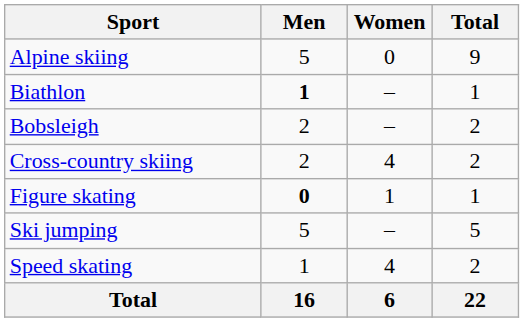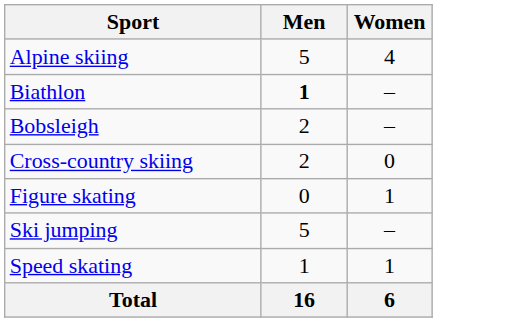- column: (475, 21)
(390, 56) 0 -> (390, 56) 4
(390, 160) 4 -> (390, 160) 0
(304, 195) bold -> (304, 195) normal
(390, 265) 4 -> (390, 265) 1
